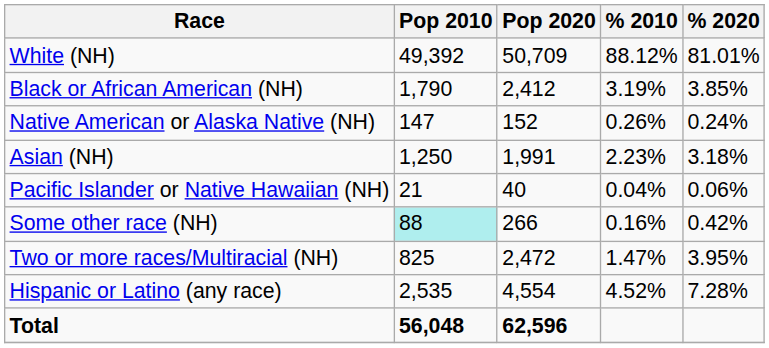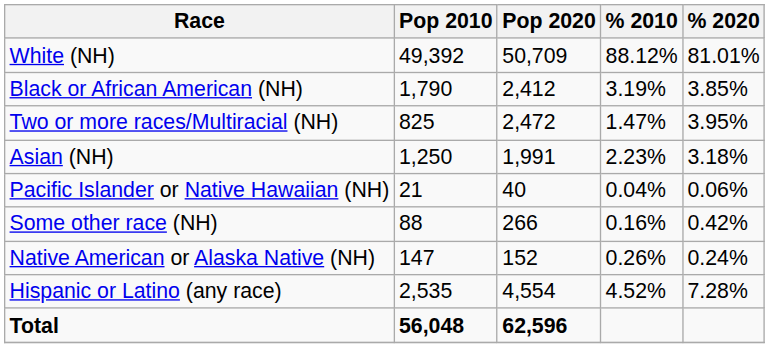rows swapped: (192, 122) <-> (174, 257)
(411, 223) paleturquoise background -> (411, 223) no background
